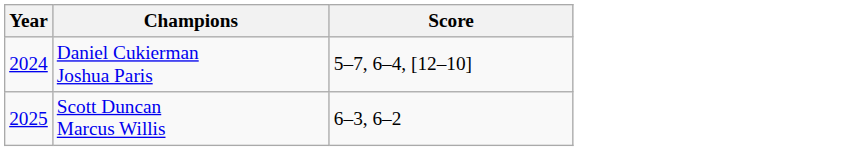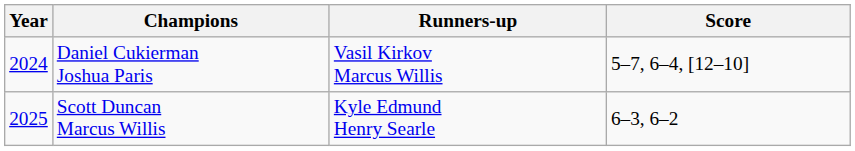+ column: (468, 20)
